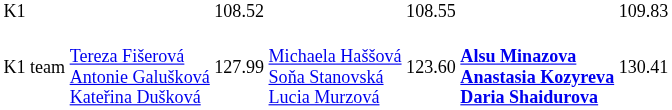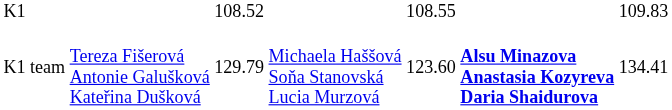(239, 66) 127.99 -> (239, 66) 129.79
(644, 66) 130.41 -> (644, 66) 134.41
